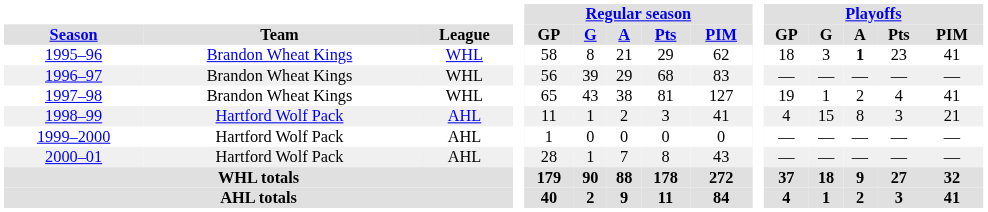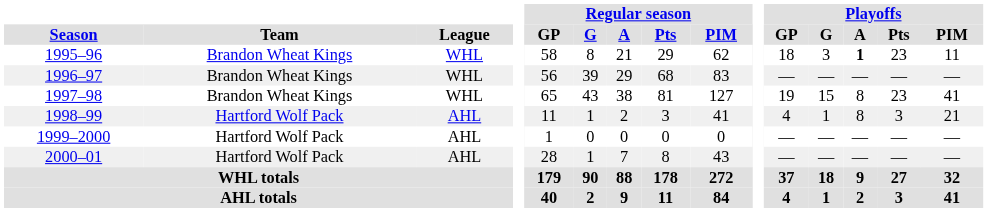(952, 54) 41 -> (952, 54) 11
(826, 95) 1 -> (826, 95) 15
(860, 95) 2 -> (860, 95) 8
(899, 95) 4 -> (899, 95) 23
(826, 116) 15 -> (826, 116) 1
